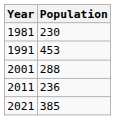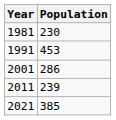(50, 69) 288 -> (50, 69) 286
(50, 87) 236 -> (50, 87) 239
